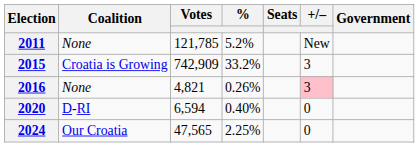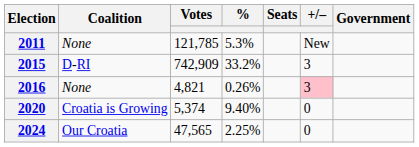(239, 43) 5.2% -> (239, 43) 5.3%
(115, 65) Croatia is Growing -> (76, 65) D-RI
(76, 109) D-RI -> (115, 109) Croatia is Growing
(189, 109) 6,594 -> (189, 109) 5,374
(243, 109) 0.40% -> (243, 109) 9.40%
